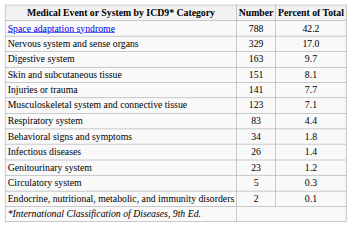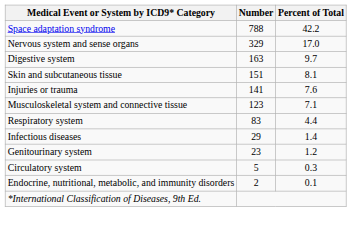(311, 90) 7.7 -> (311, 90) 7.6
- row: (70, 136)
(256, 152) 26 -> (256, 136) 29
